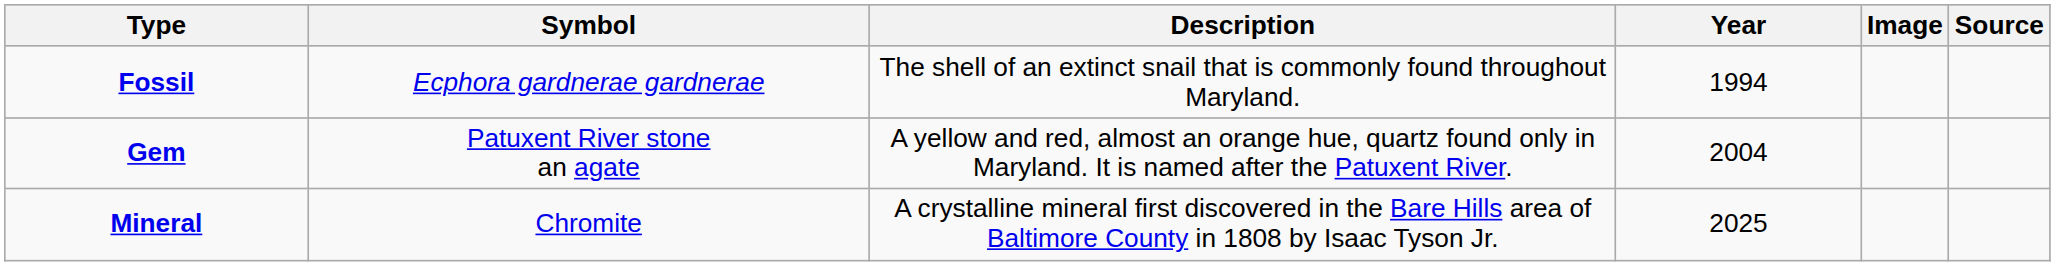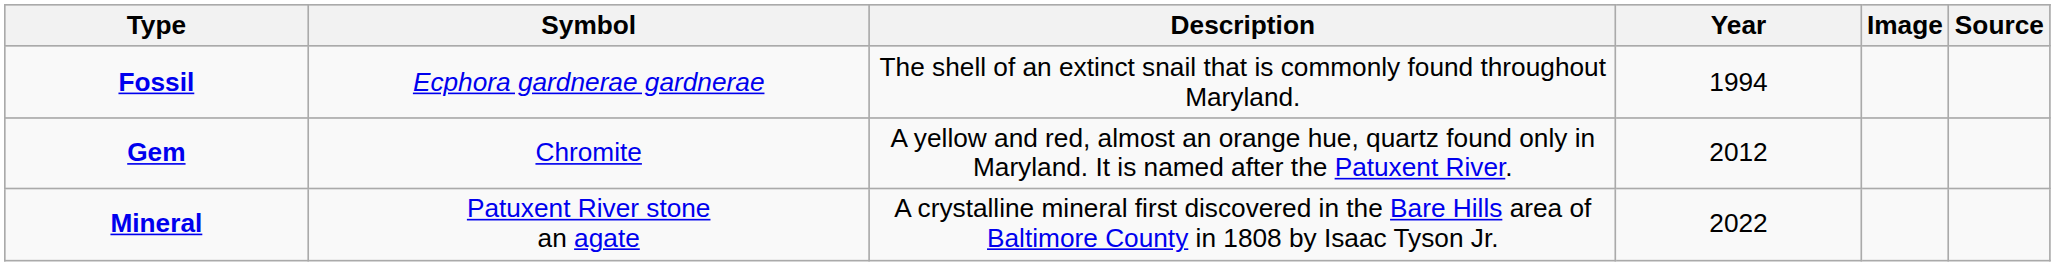(589, 152) Patuxent River stone an agate -> (589, 152) Chromite
(1738, 152) 2004 -> (1738, 152) 2012
(589, 223) Chromite -> (589, 223) Patuxent River stone an agate
(1738, 223) 2025 -> (1738, 223) 2022
